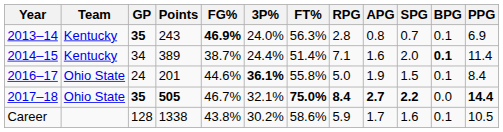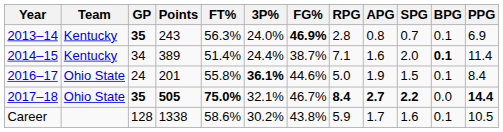columns swapped: (223, 14) <-> (308, 14)
